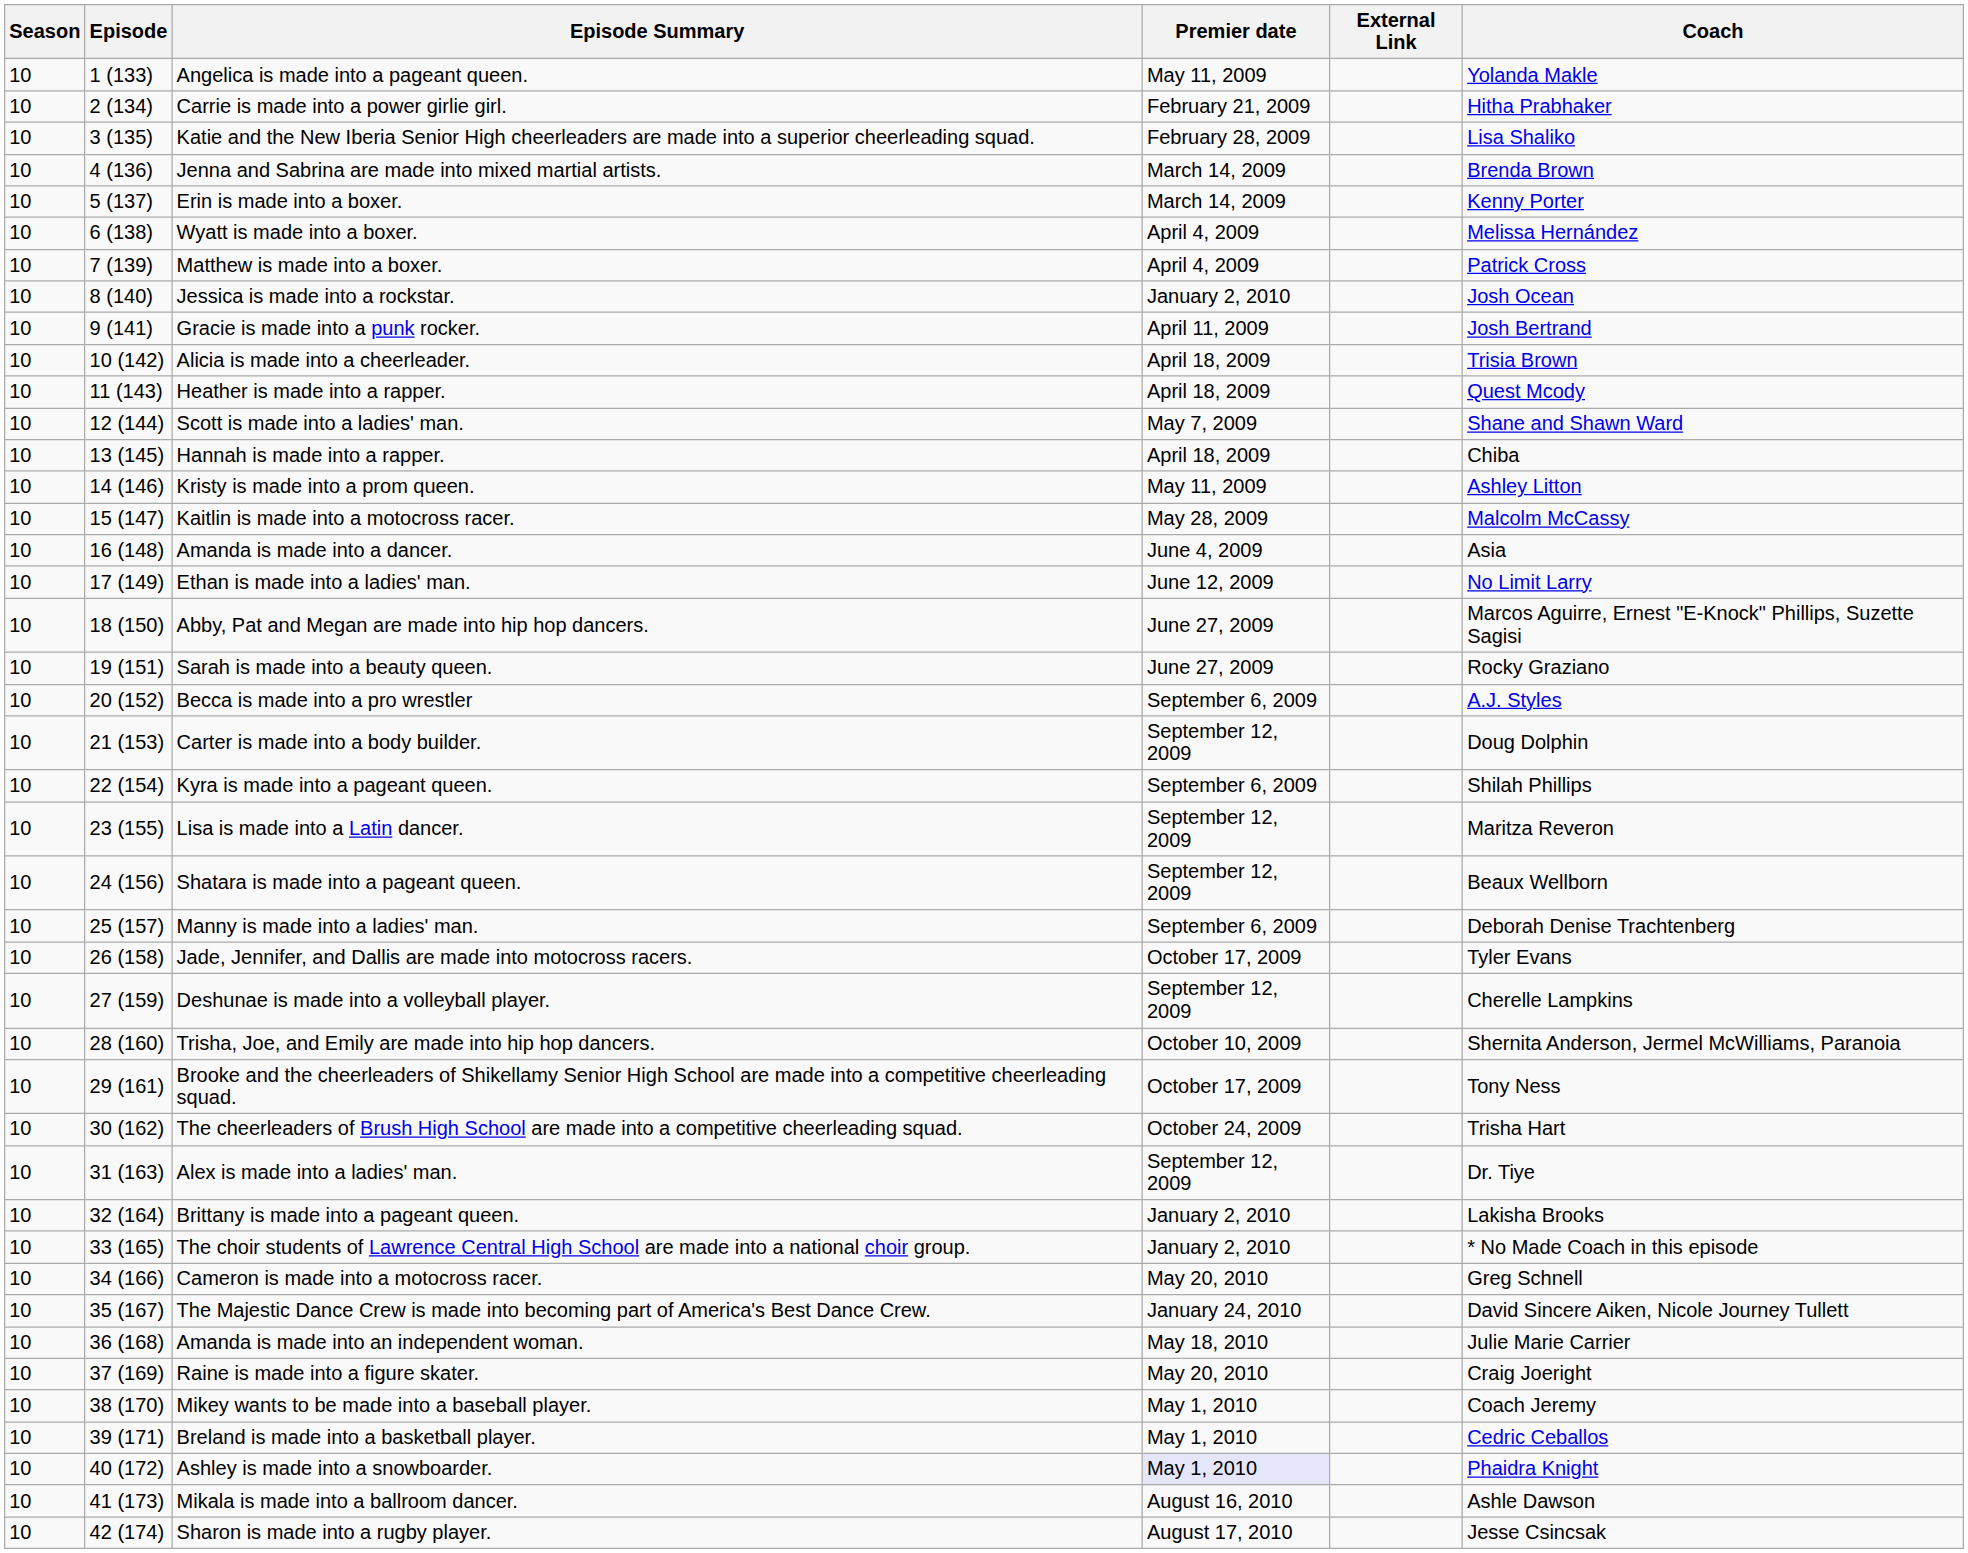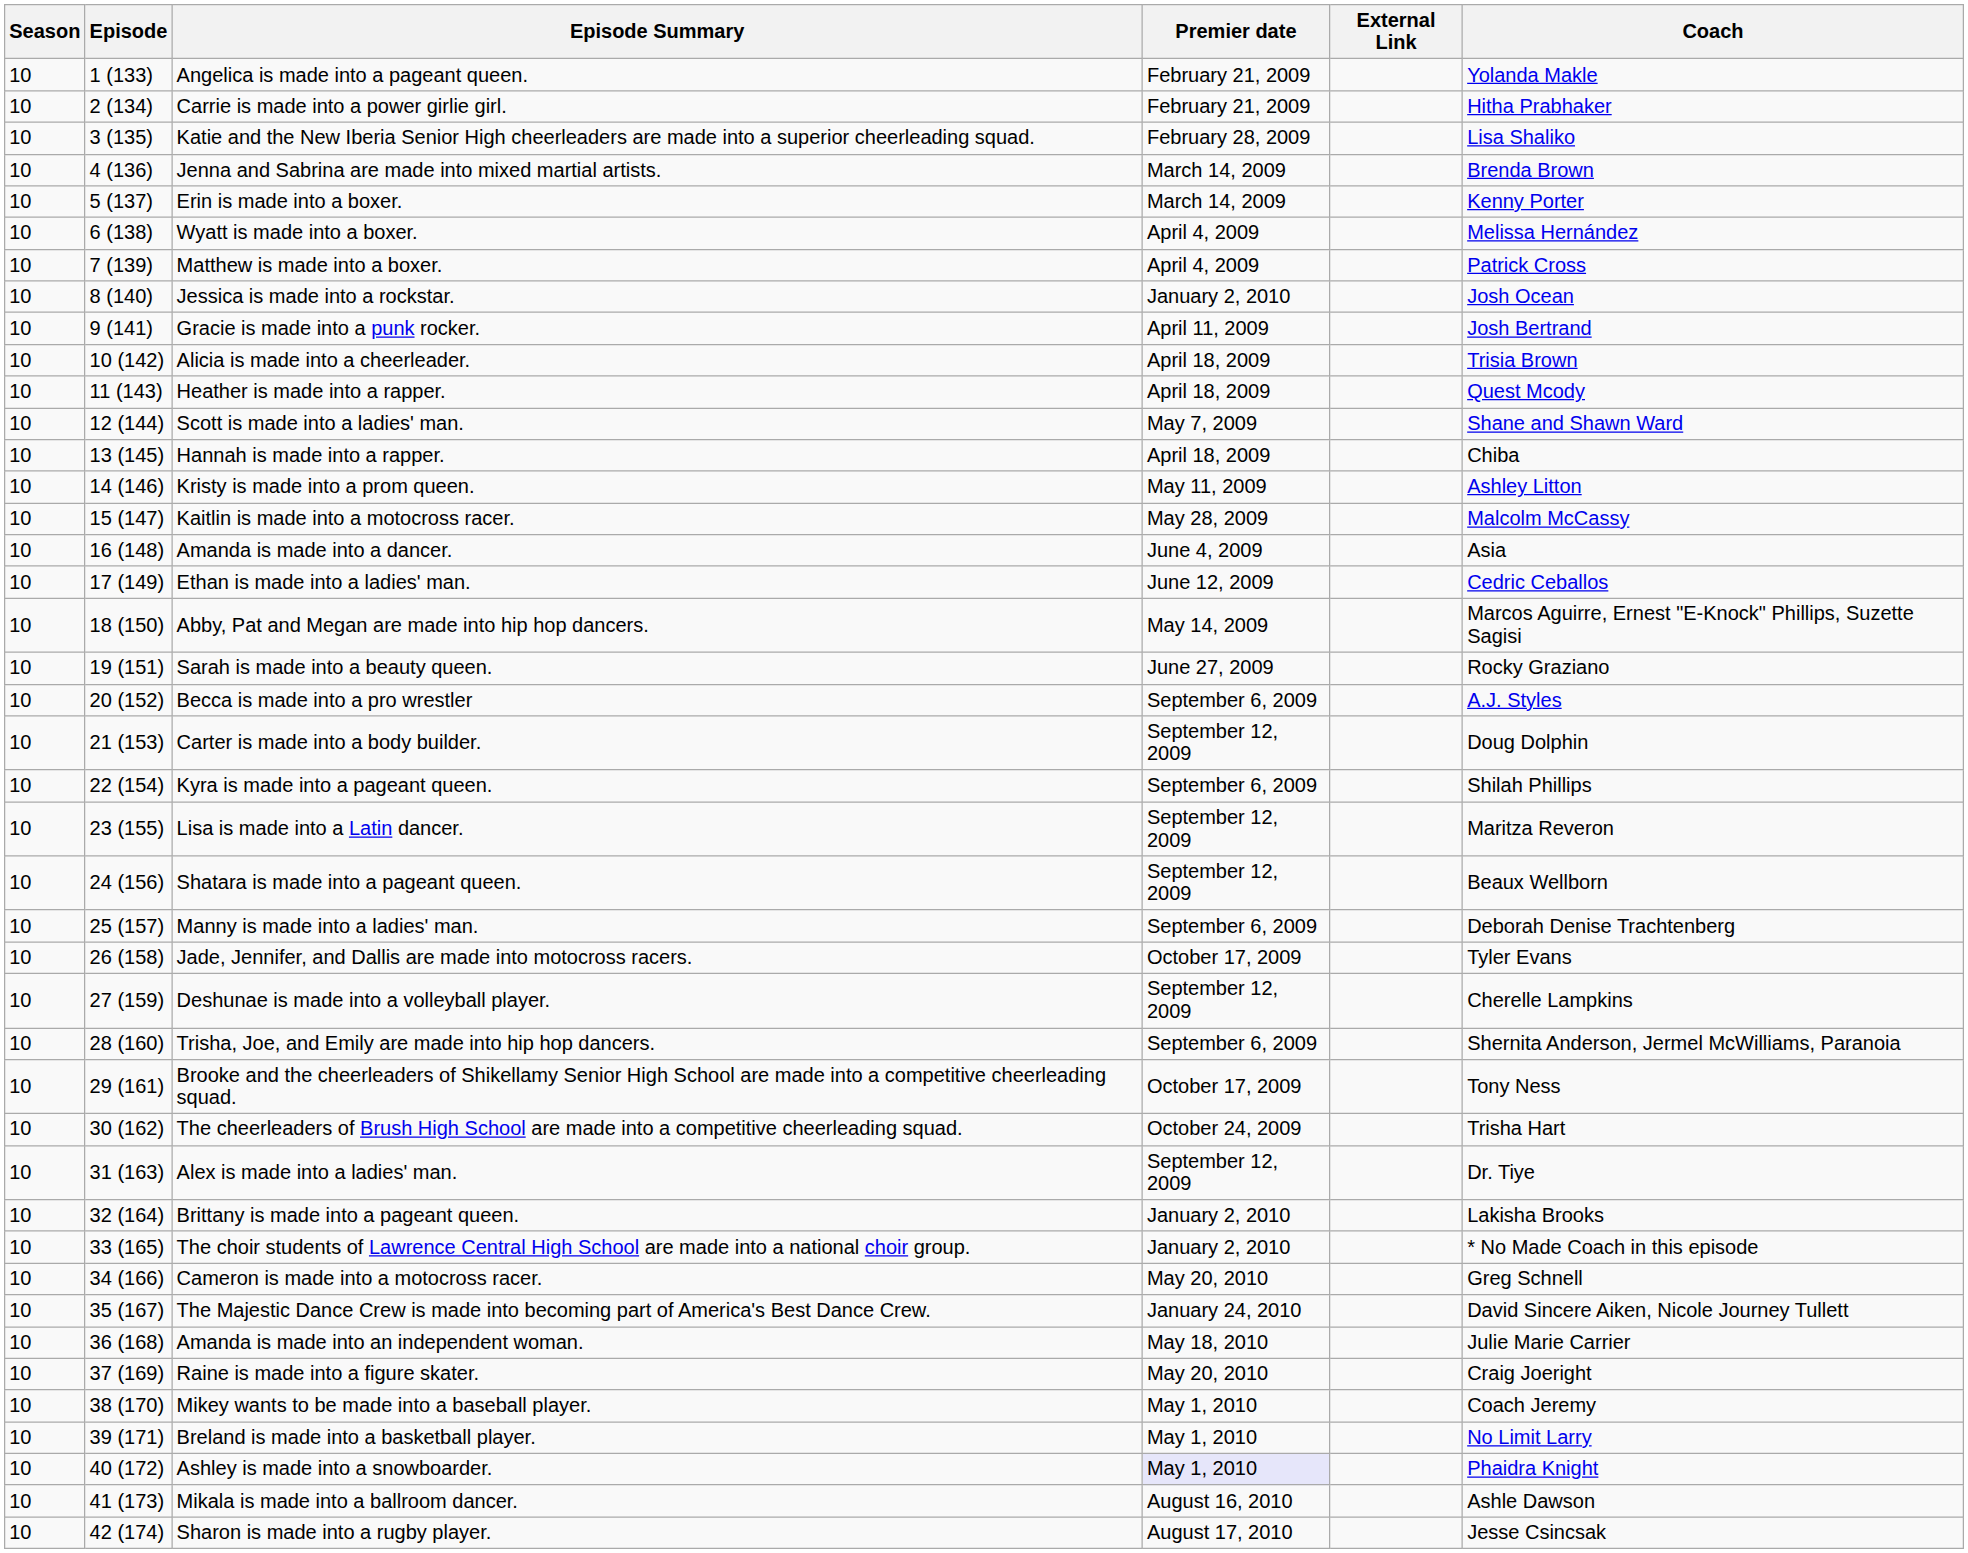(1207, 74) May 11, 2009 -> (1229, 74) February 21, 2009
(1529, 582) No Limit Larry -> (1538, 582) Cedric Ceballos
(1210, 625) June 27, 2009 -> (1208, 625) May 14, 2009
(1224, 1043) October 10, 2009 -> (1232, 1043) September 6, 2009
(1538, 1437) Cedric Ceballos -> (1529, 1437) No Limit Larry
